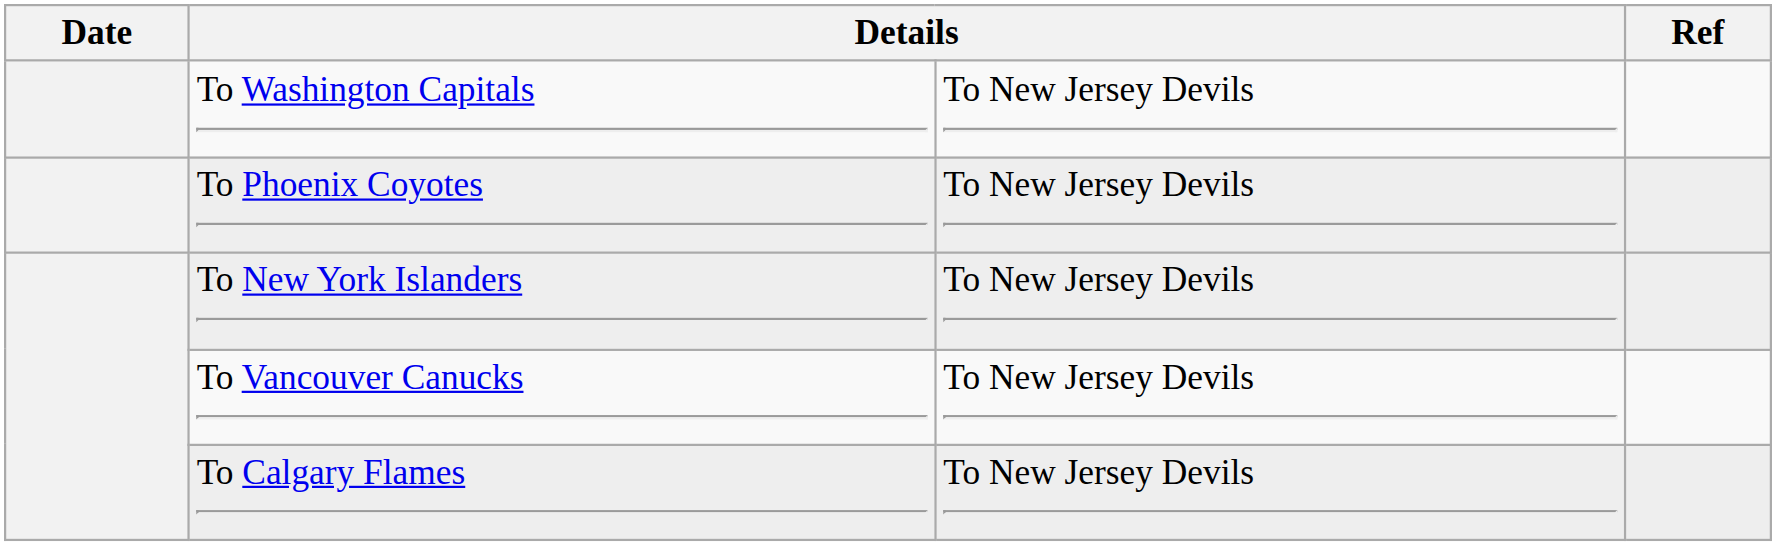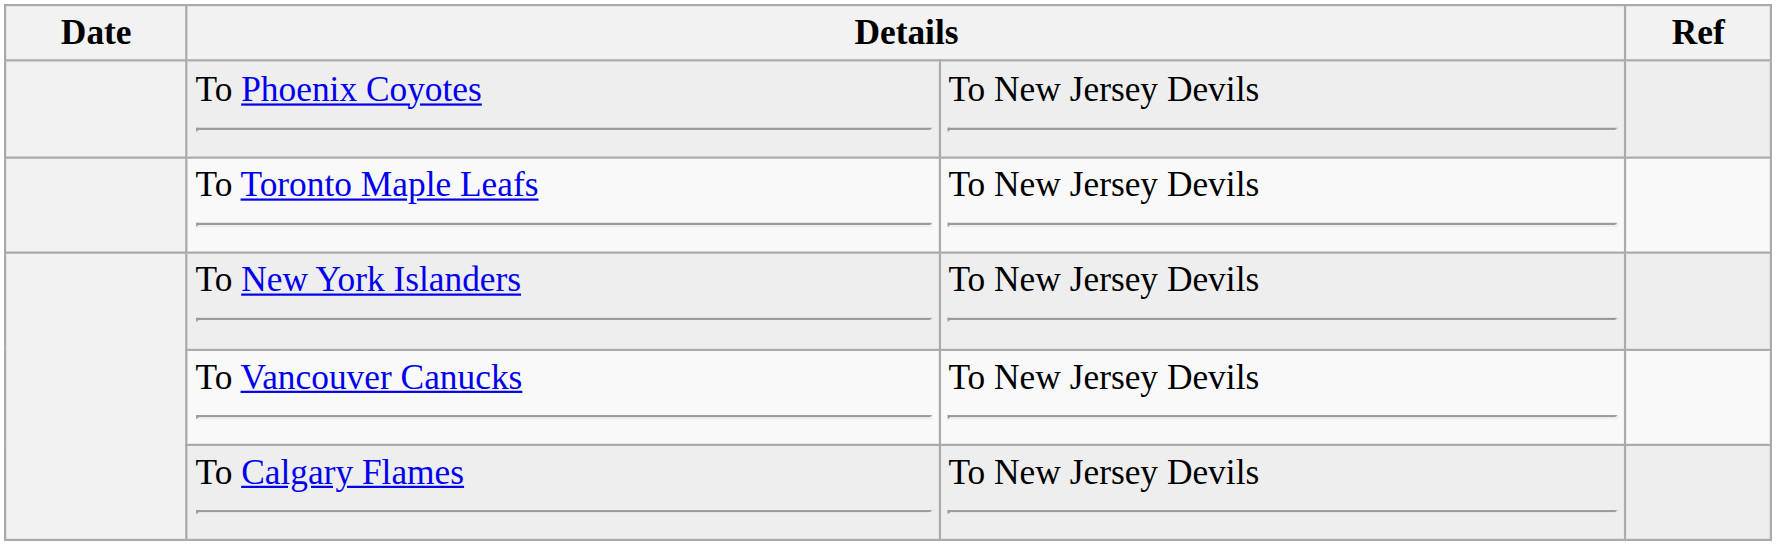- row: (562, 100)
+ row: (564, 196)
